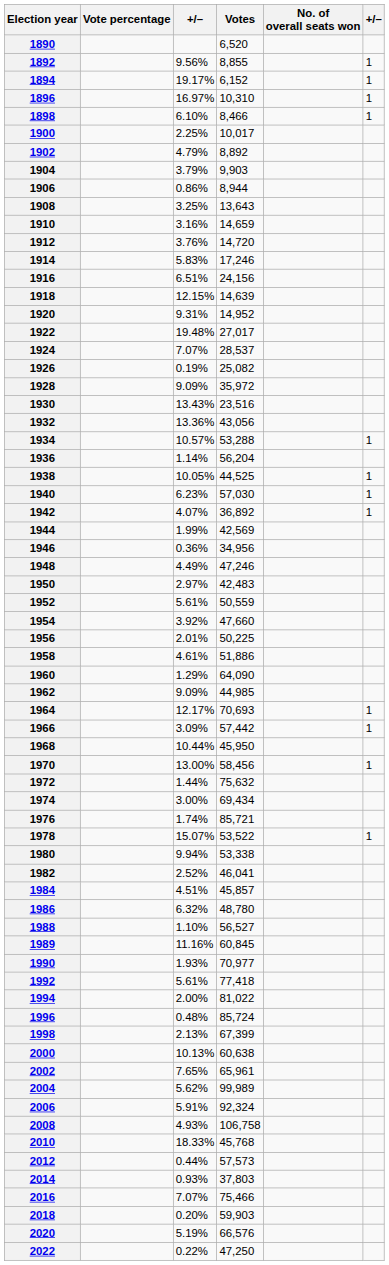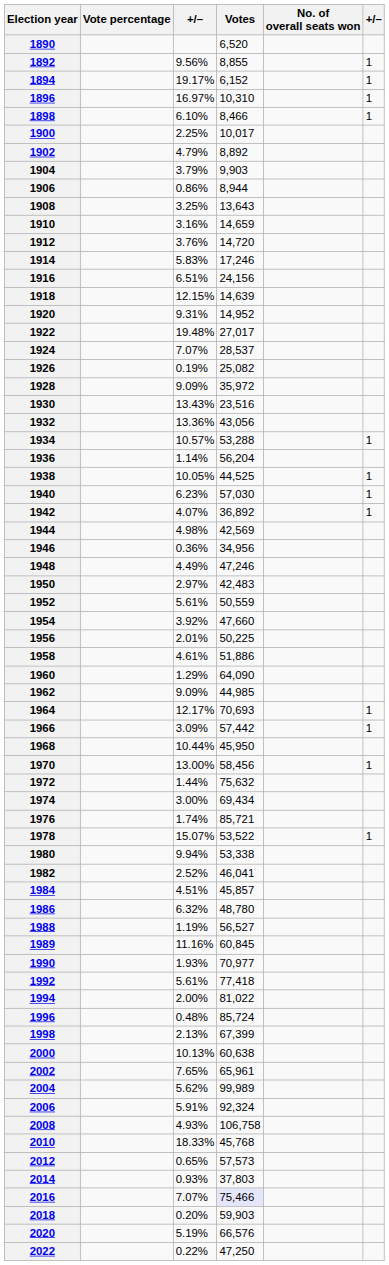(192, 530) 1.99% -> (192, 530) 4.98%
(192, 927) 1.10% -> (192, 927) 1.19%
(192, 1161) 0.44% -> (192, 1161) 0.65%
(237, 1197) no background -> (237, 1197) lavender background
